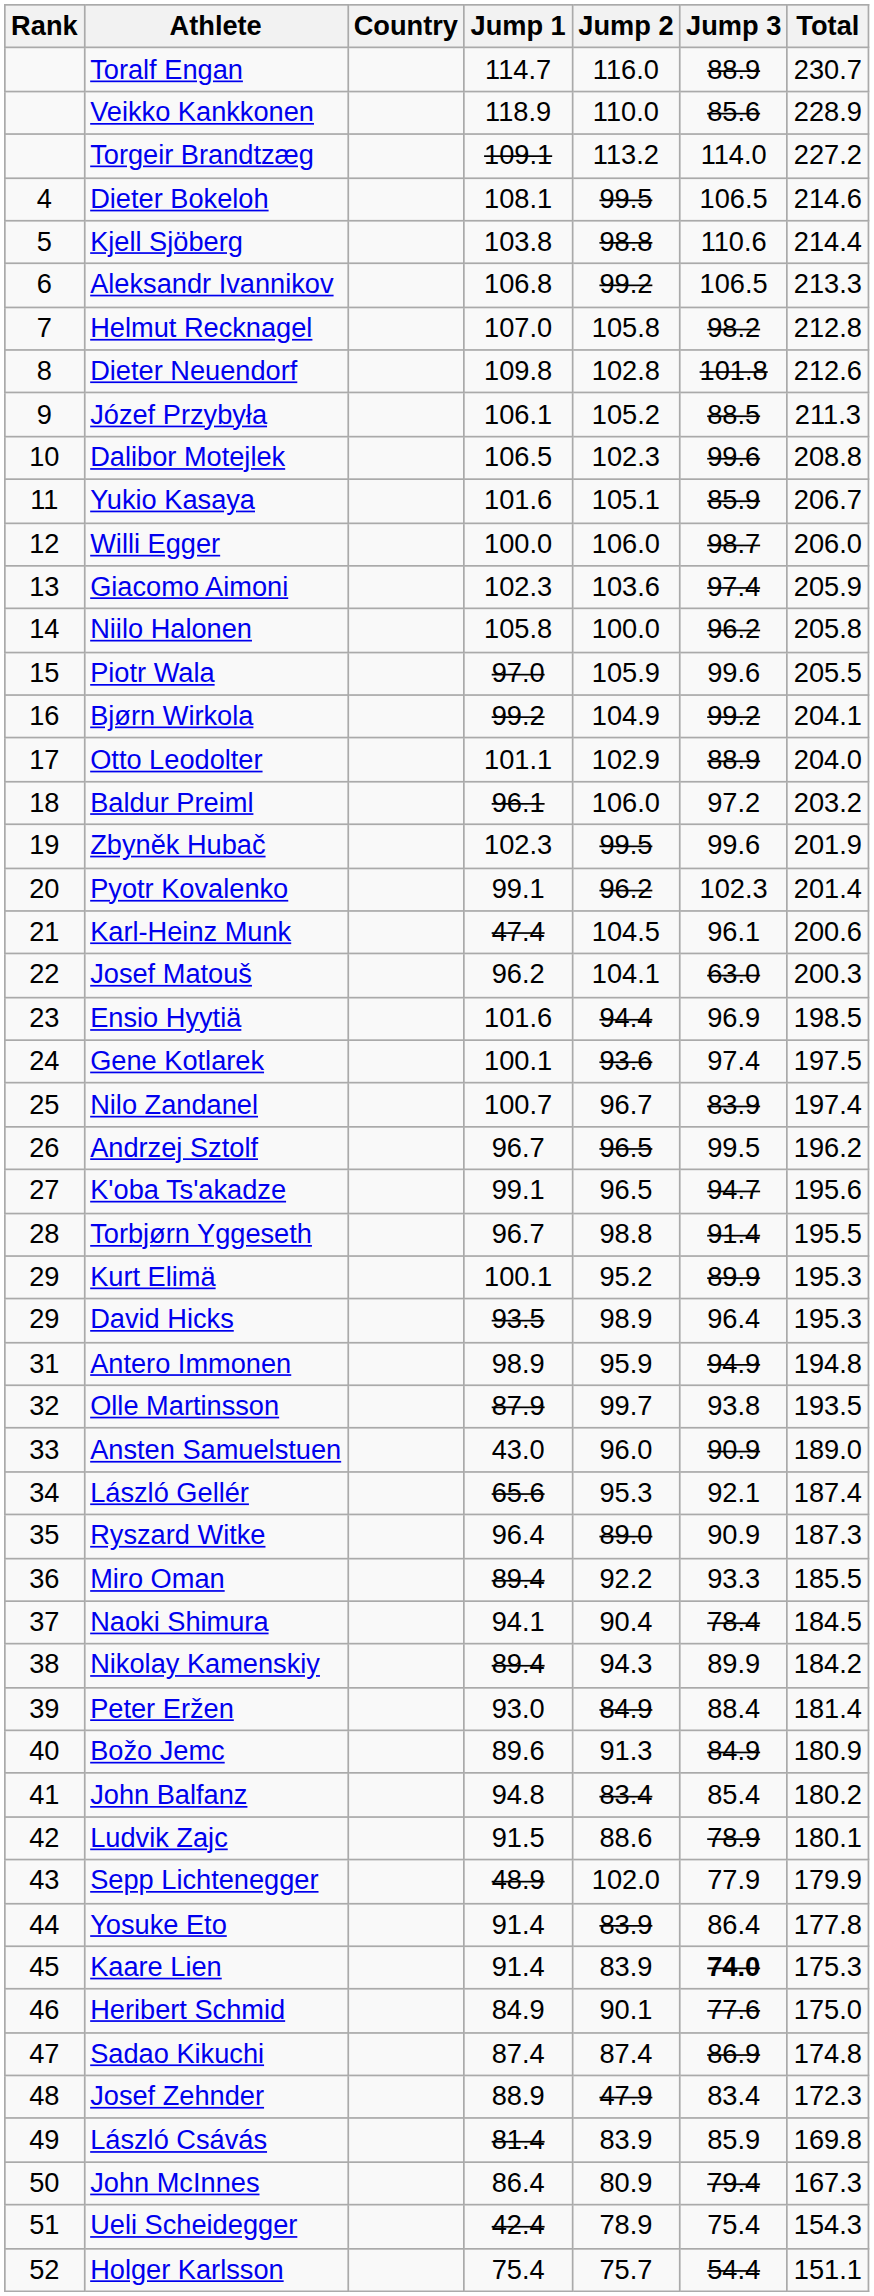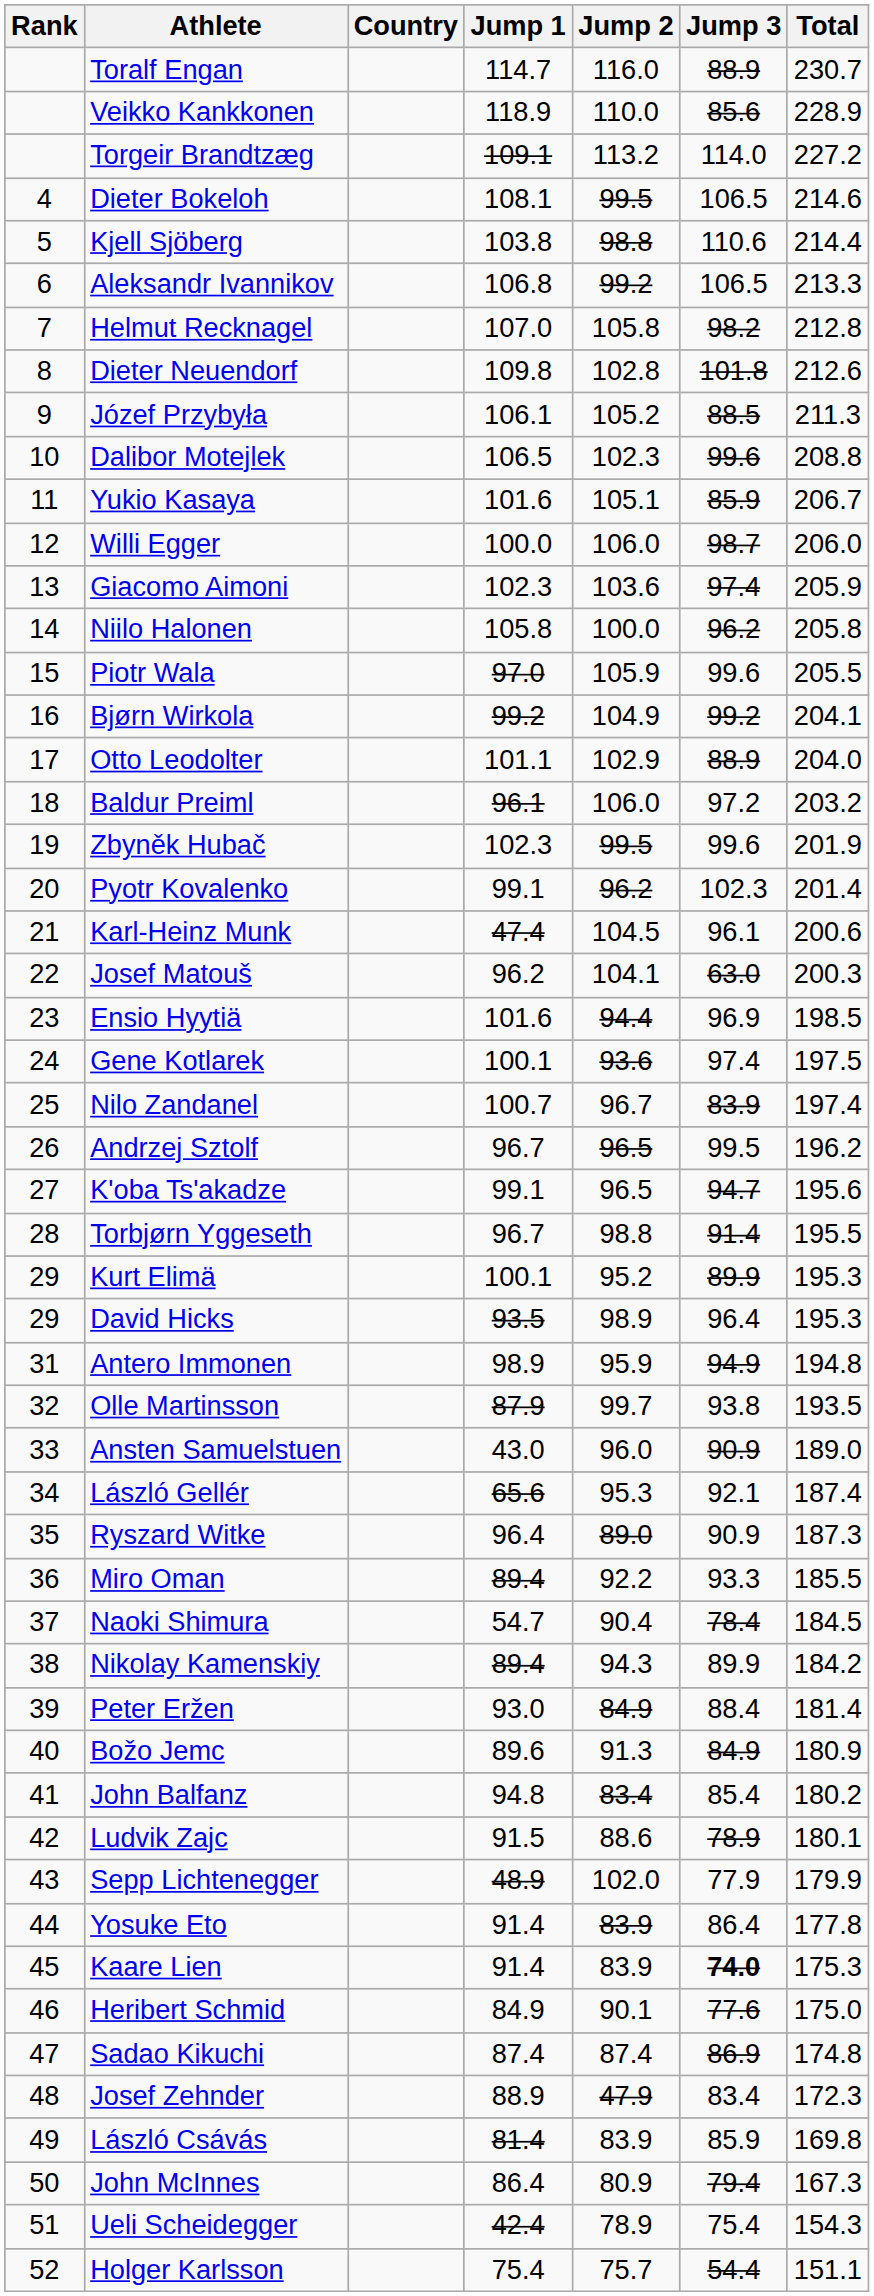(518, 1622) 94.1 -> (518, 1622) 54.7
